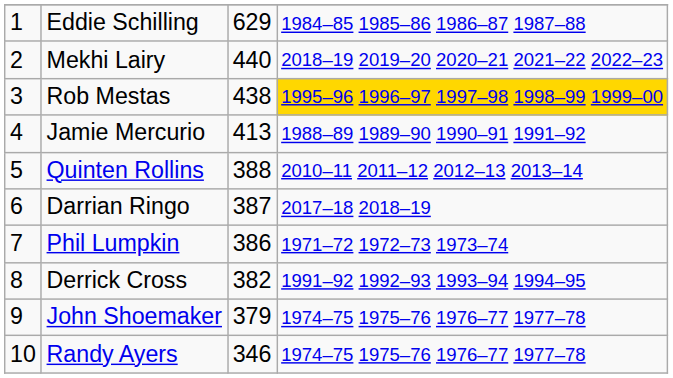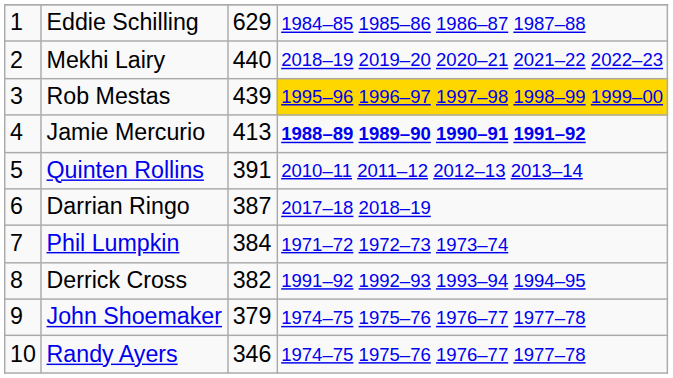(252, 96) 438 -> (252, 96) 439
(433, 134) normal -> (433, 134) bold
(252, 170) 388 -> (252, 170) 391
(252, 243) 386 -> (252, 243) 384
